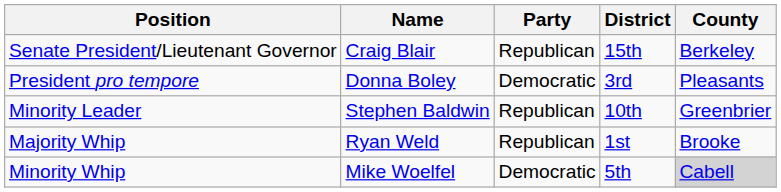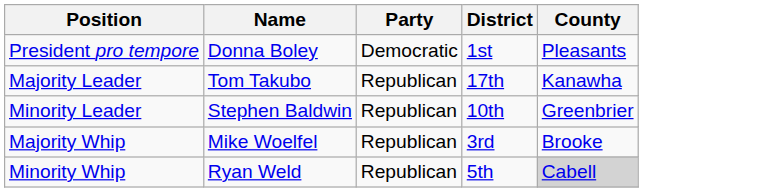- row: (173, 50)
(618, 80) 3rd -> (480, 50) 1st
+ row: (75, 80)
(392, 141) Ryan Weld -> (263, 141) Mike Woelfel
(617, 141) 1st -> (481, 141) 3rd
(400, 171) Mike Woelfel -> (255, 171) Ryan Weld
(547, 171) Democratic -> (409, 171) Republican
